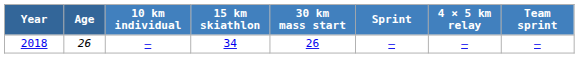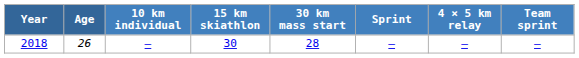(230, 44) 34 -> (230, 44) 30
(312, 44) 26 -> (312, 44) 28
